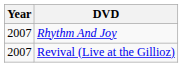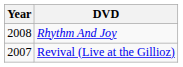(19, 33) 2007 -> (19, 33) 2008
